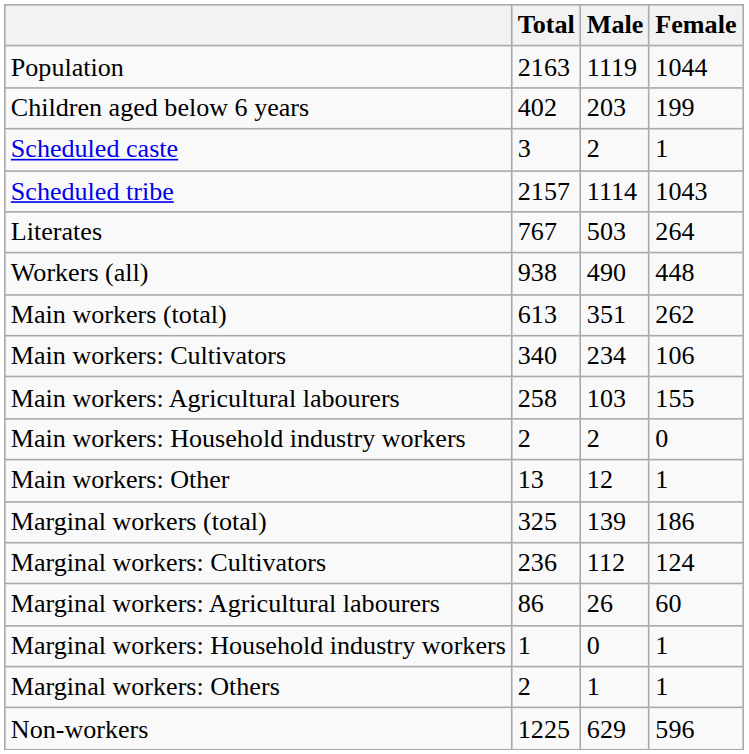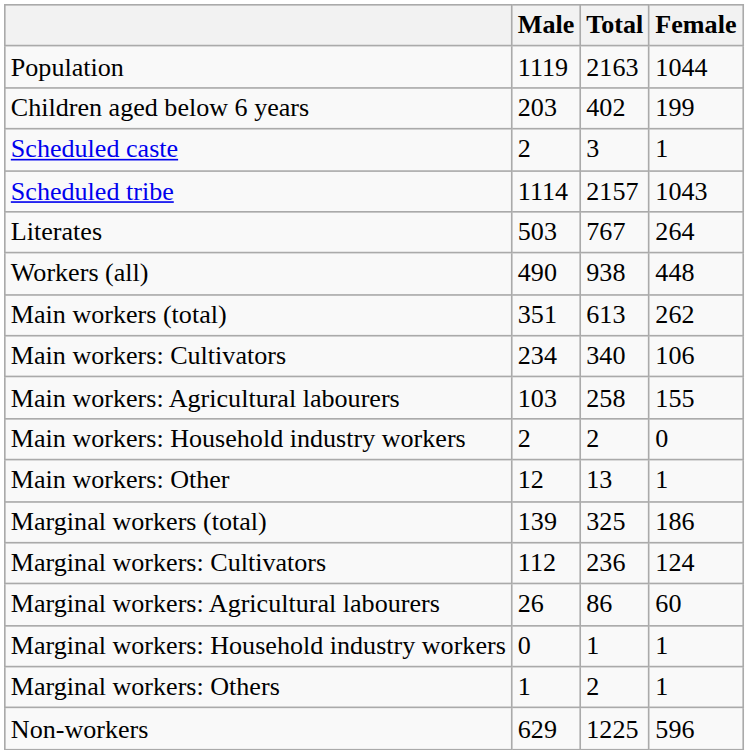columns swapped: (546, 25) <-> (615, 25)
